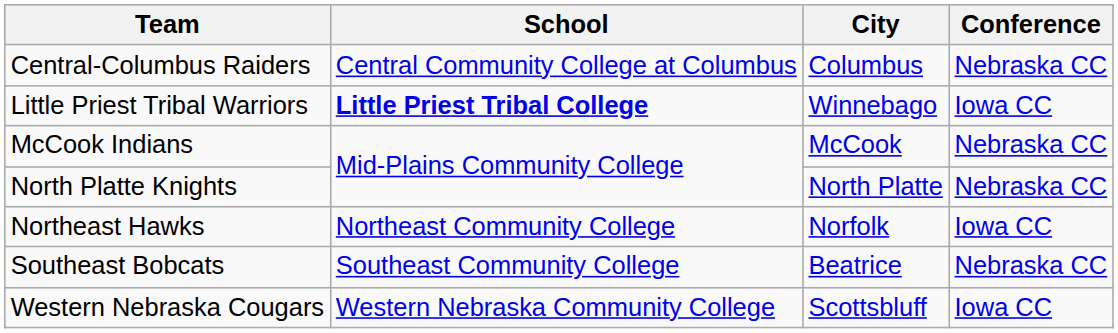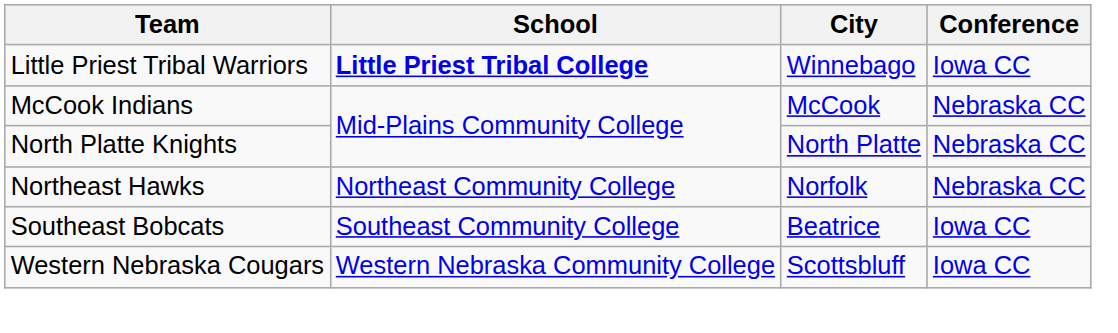- row: (161, 65)
(1003, 226) Iowa CC -> (1009, 186) Nebraska CC
(1031, 266) Nebraska CC -> (982, 226) Iowa CC
